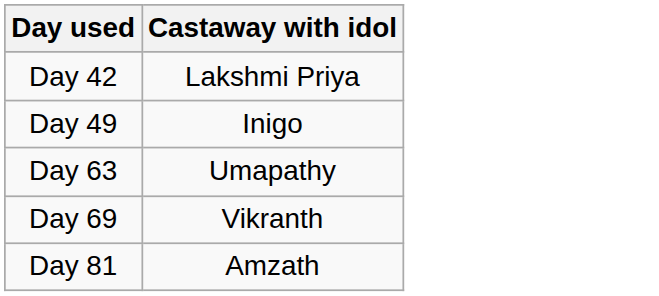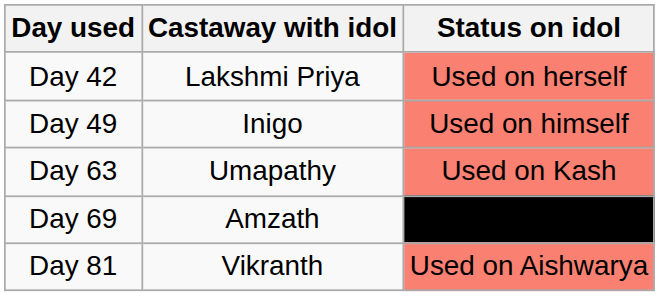+ column: (529, 28)
(272, 218) Vikranth -> (272, 218) Amzath
(272, 266) Amzath -> (272, 266) Vikranth
